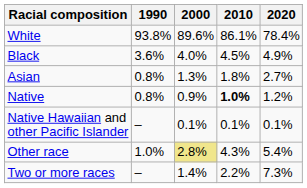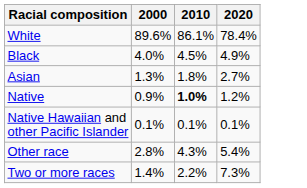- column: (153, 15)
(192, 152) khaki background -> (149, 152) no background
